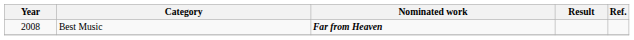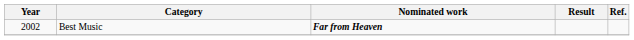(31, 27) 2008 -> (31, 27) 2002
